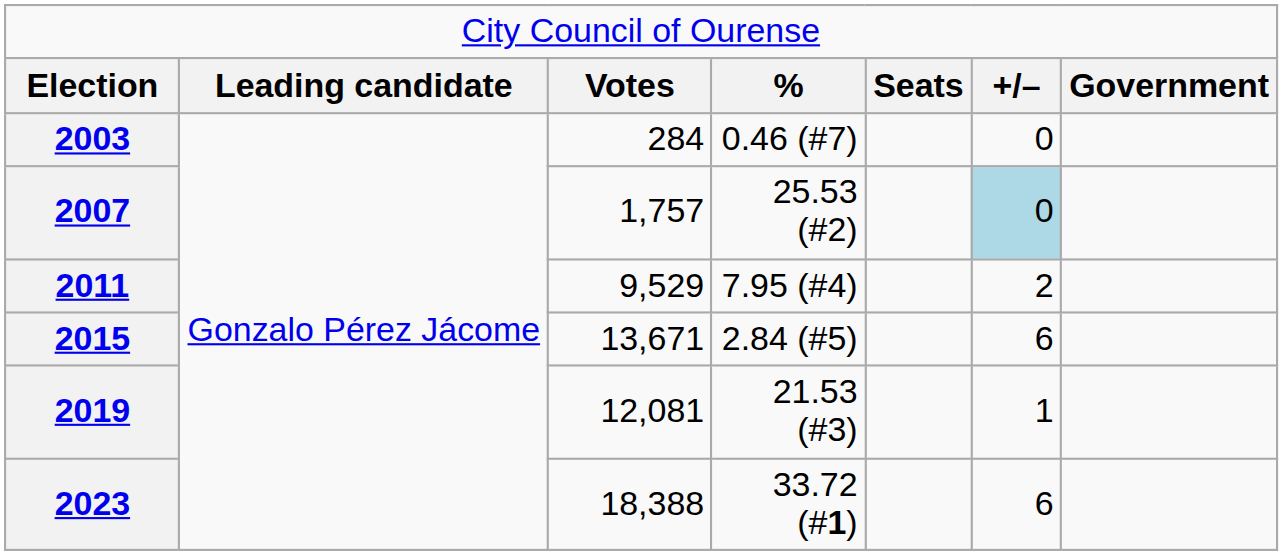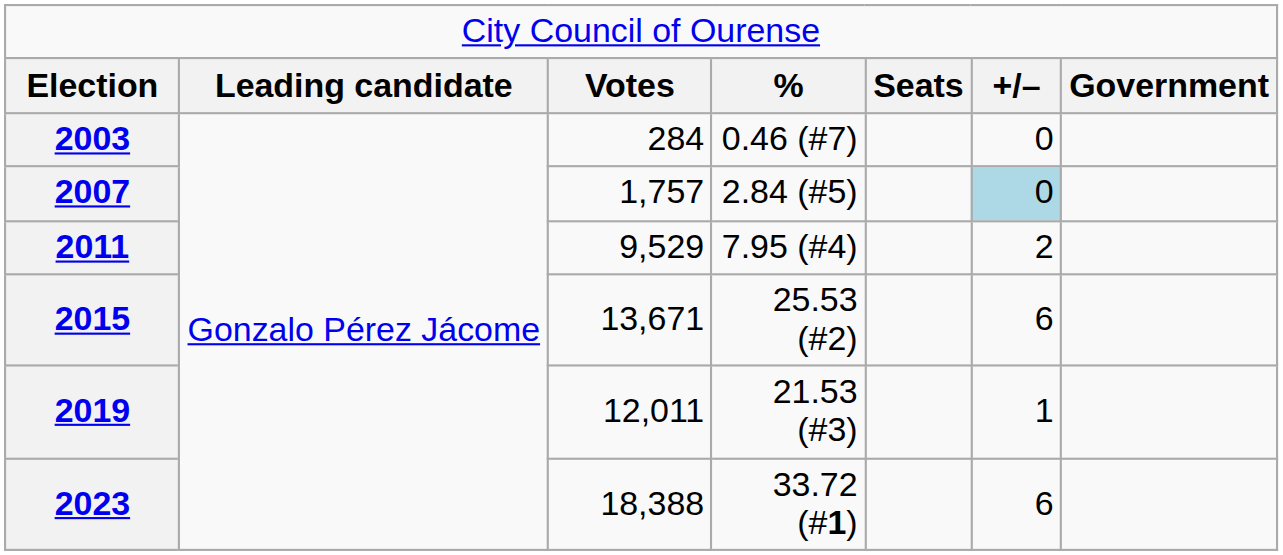(815, 211) 25.53 (#2) -> (790, 192) 2.84 (#5)
(790, 338) 2.84 (#5) -> (815, 319) 25.53 (#2)
(652, 411) 12,081 -> (654, 411) 12,011
